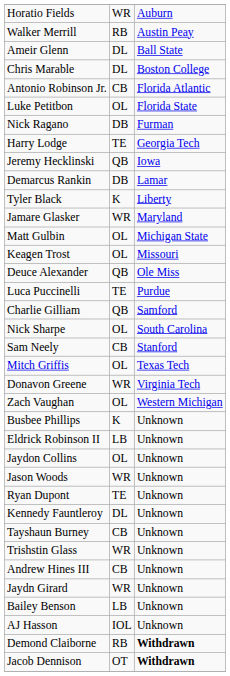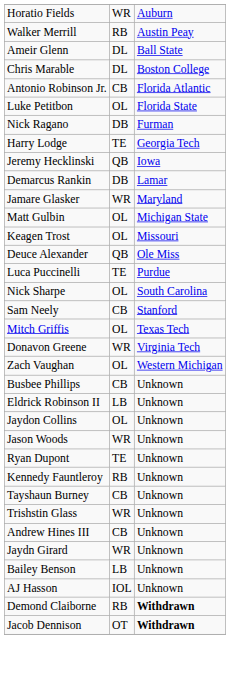- row: (34, 198)
- row: (44, 310)
(116, 421) K -> (120, 384) CB
(120, 513) DL -> (120, 476) RB
